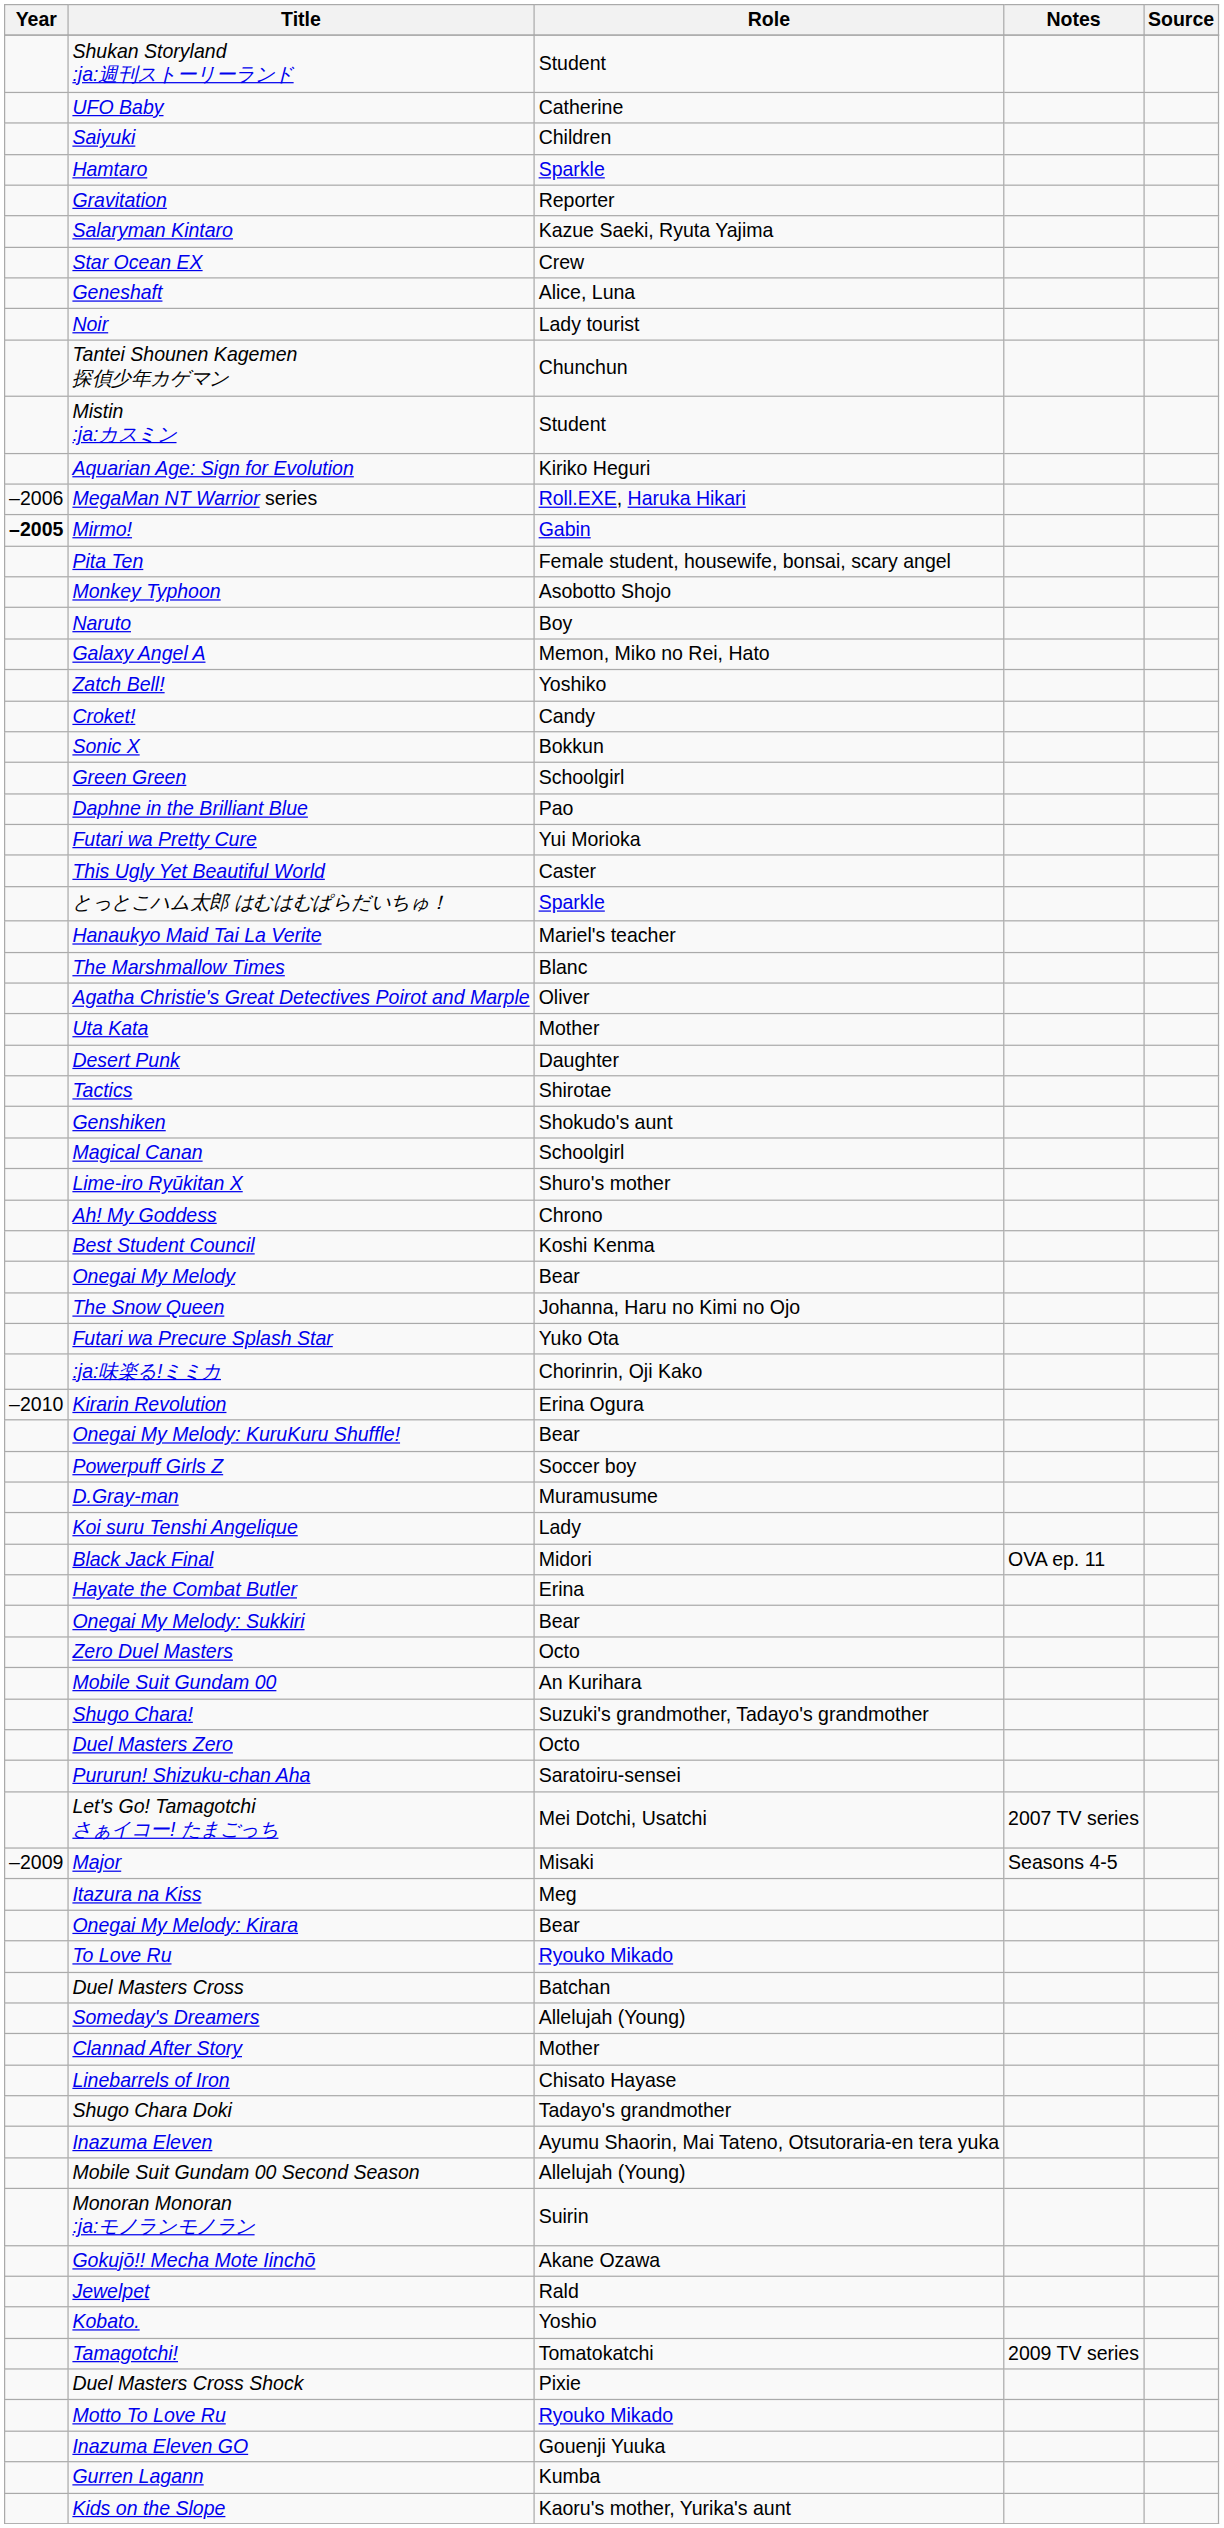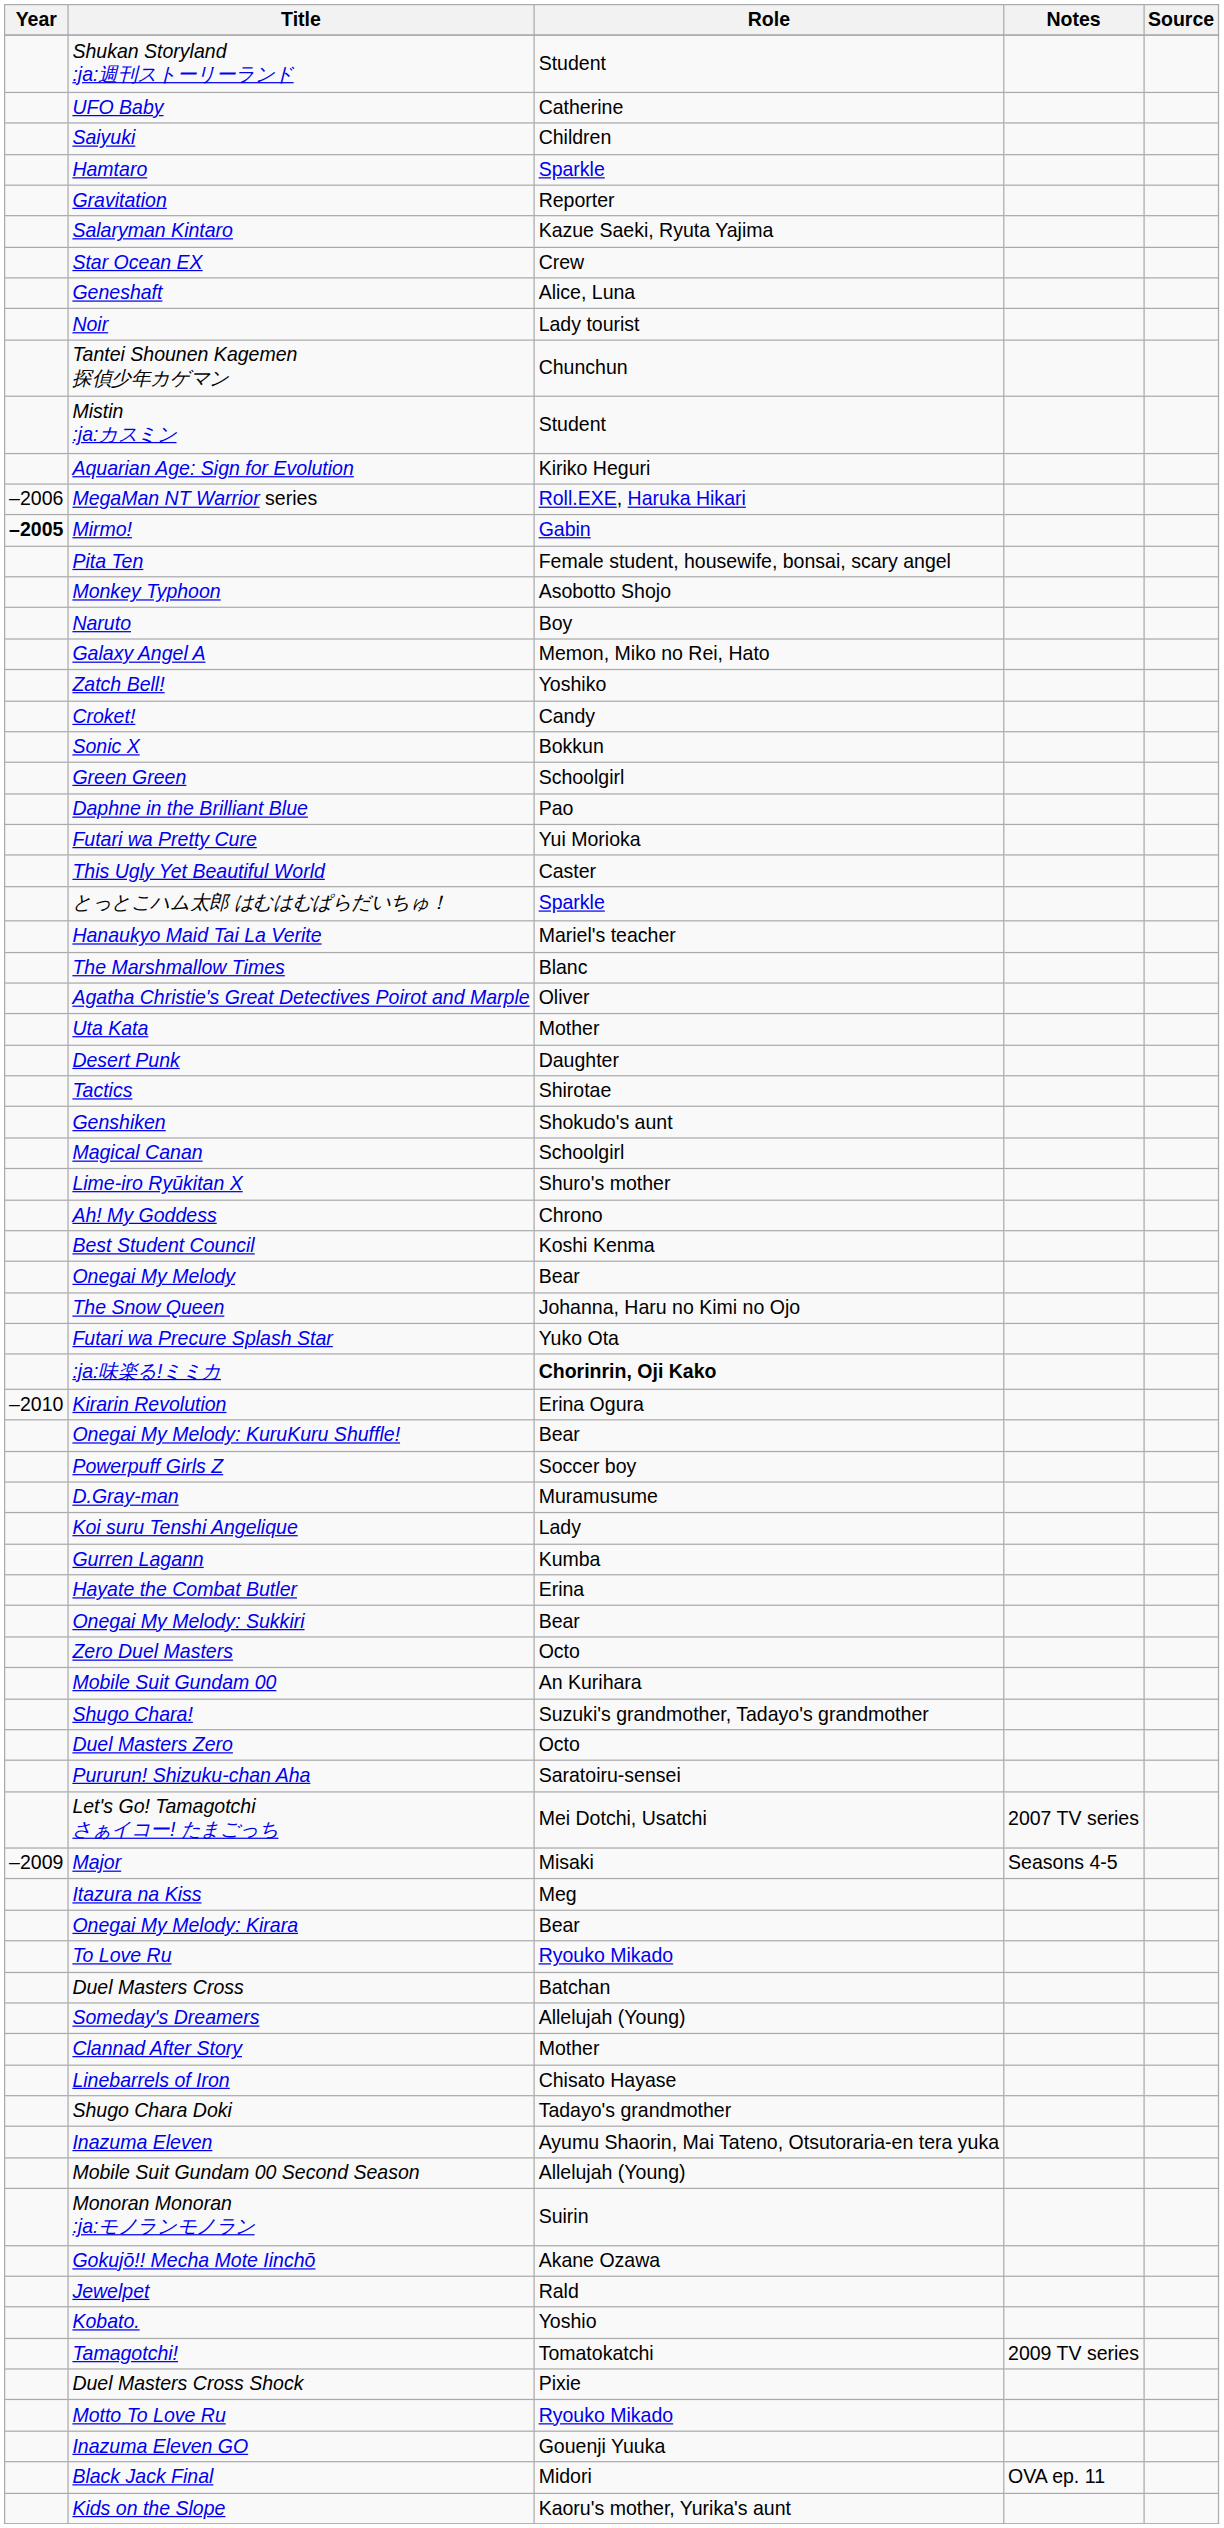(621, 1371) normal -> (628, 1371) bold
rows swapped: (138, 2477) <-> (143, 1559)
